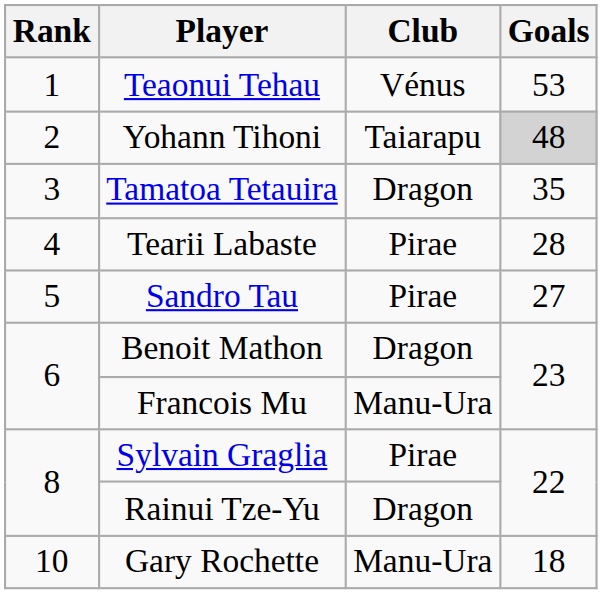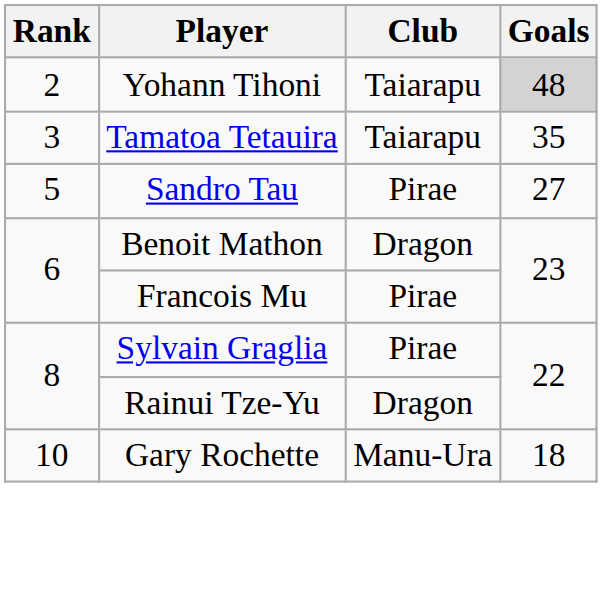- row: (222, 84)
(423, 190) Dragon -> (423, 137) Taiarapu
- row: (222, 243)
(423, 402) Manu-Ura -> (423, 296) Pirae
